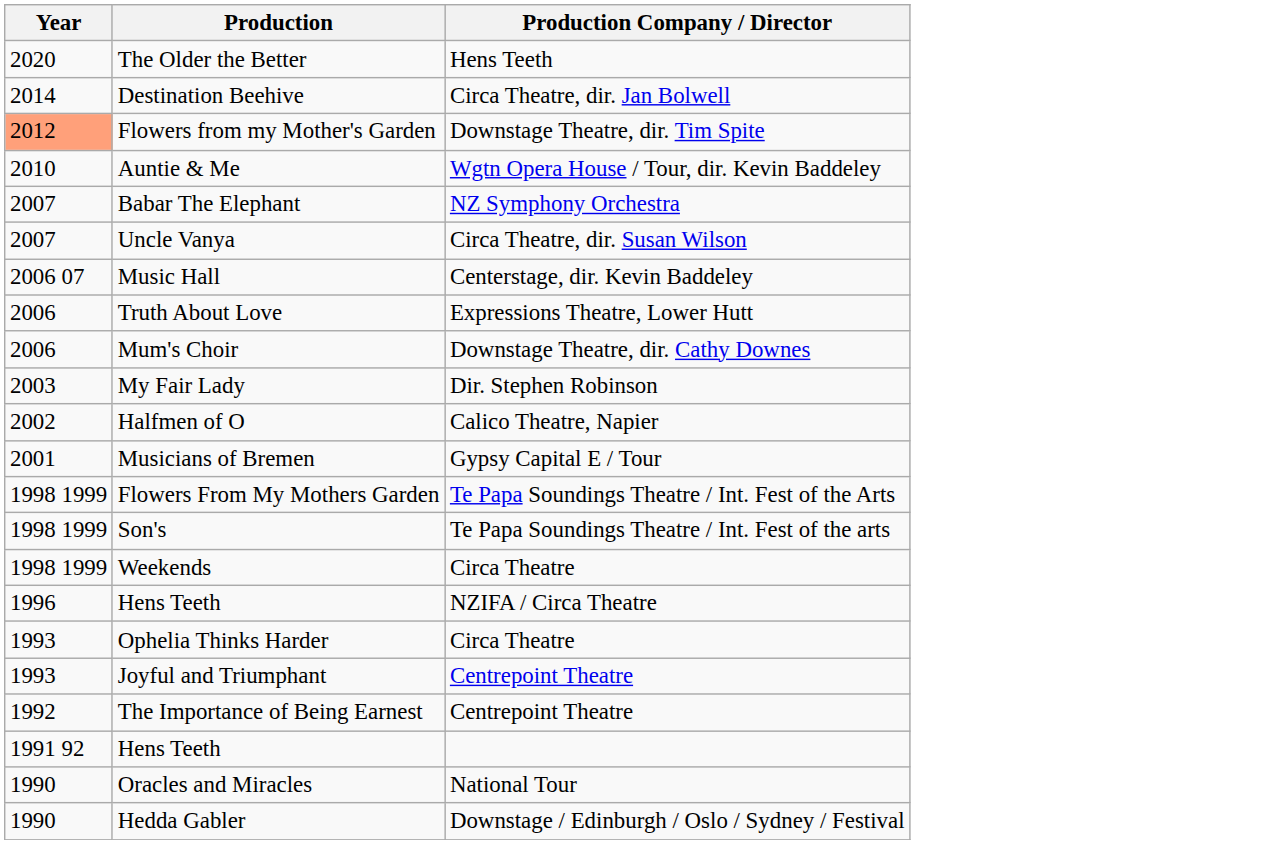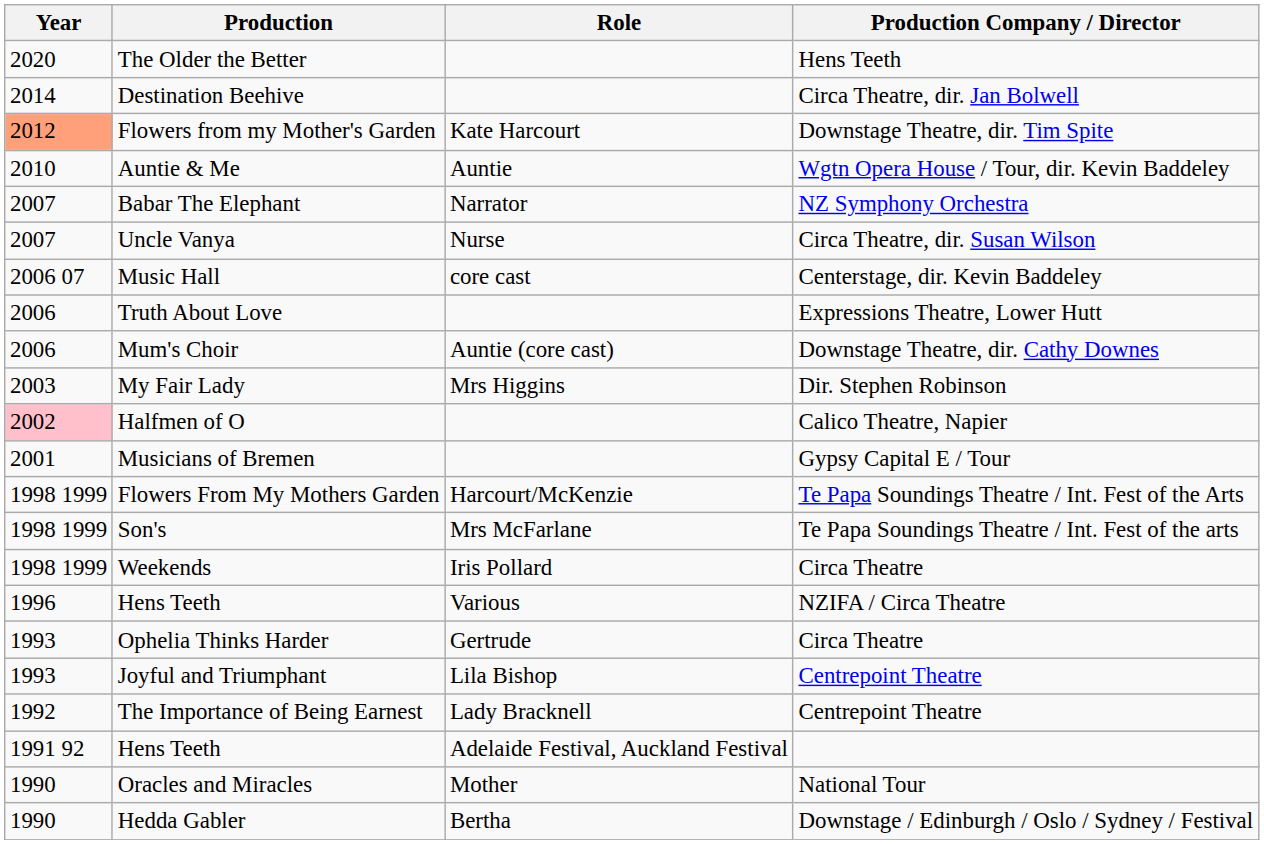+ column: (619, 22)
(33, 421) no background -> (33, 421) pink background
